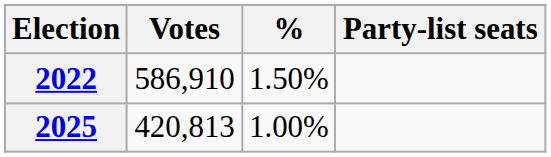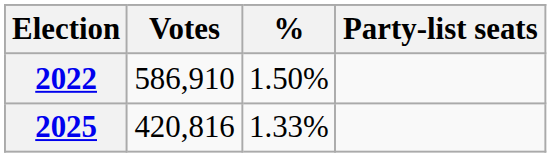(185, 126) 420,813 -> (185, 126) 420,816
(289, 126) 1.00% -> (289, 126) 1.33%
